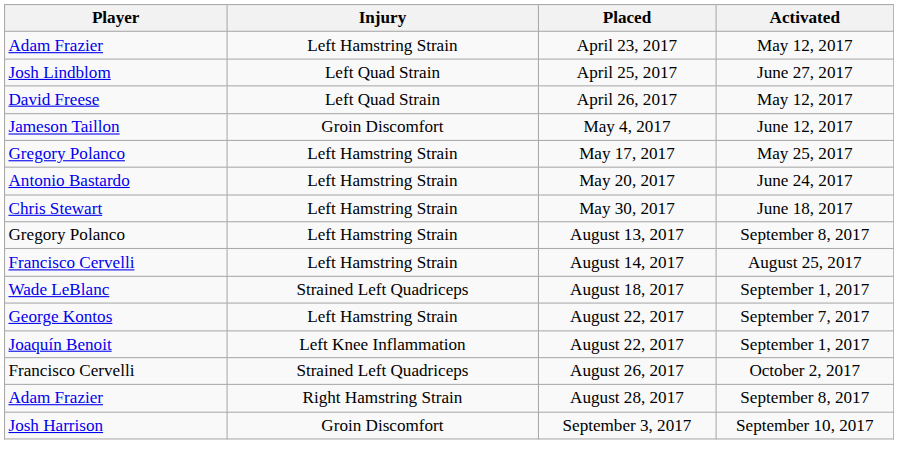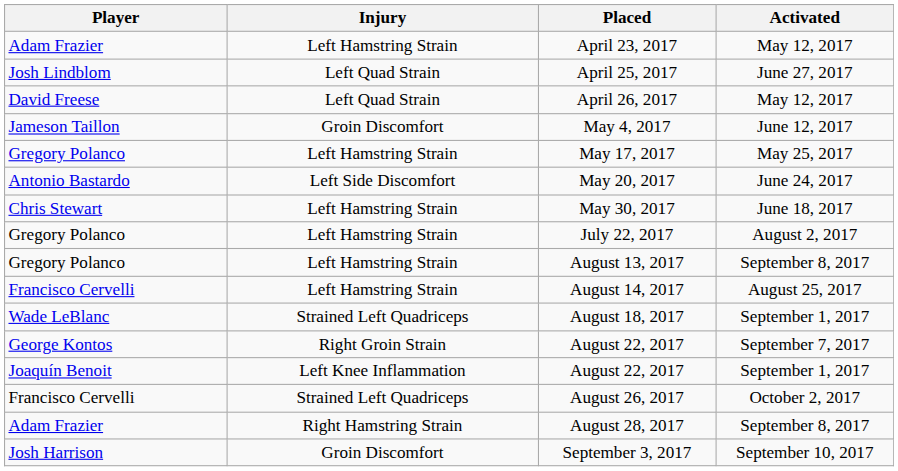(382, 180) Left Hamstring Strain -> (382, 180) Left Side Discomfort
+ row: (627, 235)
(382, 316) Left Hamstring Strain -> (382, 343) Right Groin Strain
